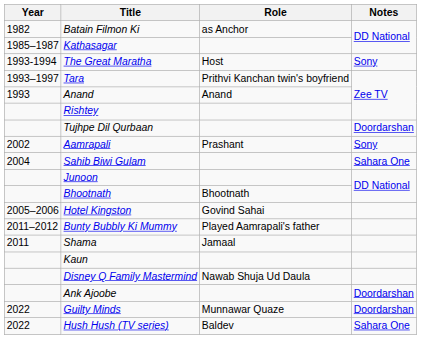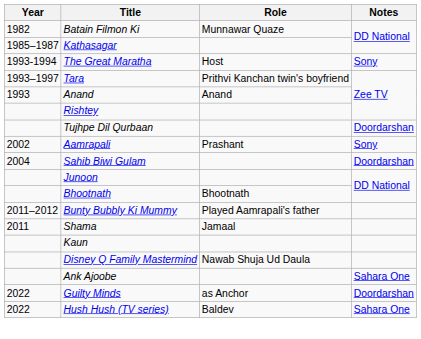(225, 29) as Anchor -> (243, 29) Munnawar Quaze
(382, 161) Sahara One -> (384, 161) Doordarshan
- row: (97, 210)
(384, 293) Doordarshan -> (382, 276) Sahara One
(243, 309) Munnawar Quaze -> (225, 293) as Anchor
